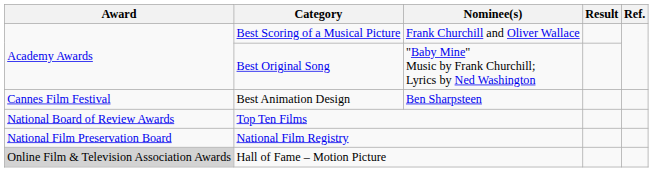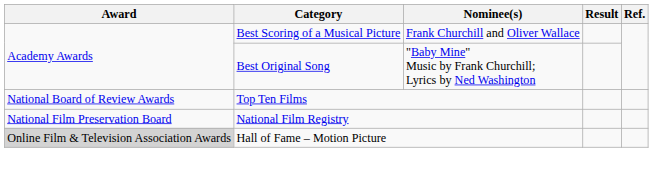- row: (293, 99)
